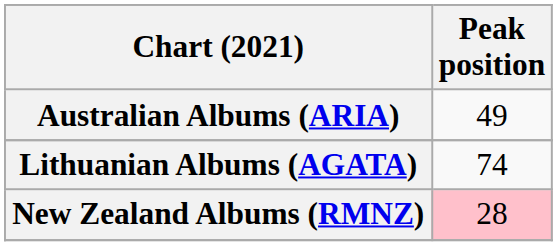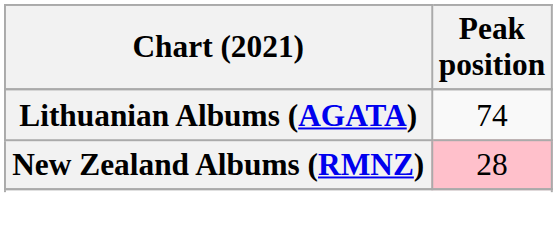- row: (218, 114)
